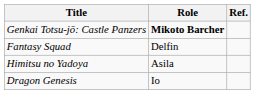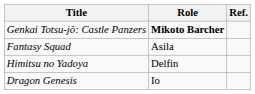(165, 47) Delfin -> (162, 47) Asila
(162, 64) Asila -> (165, 64) Delfin
